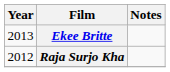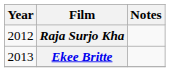rows swapped: (82, 56) <-> (82, 35)
